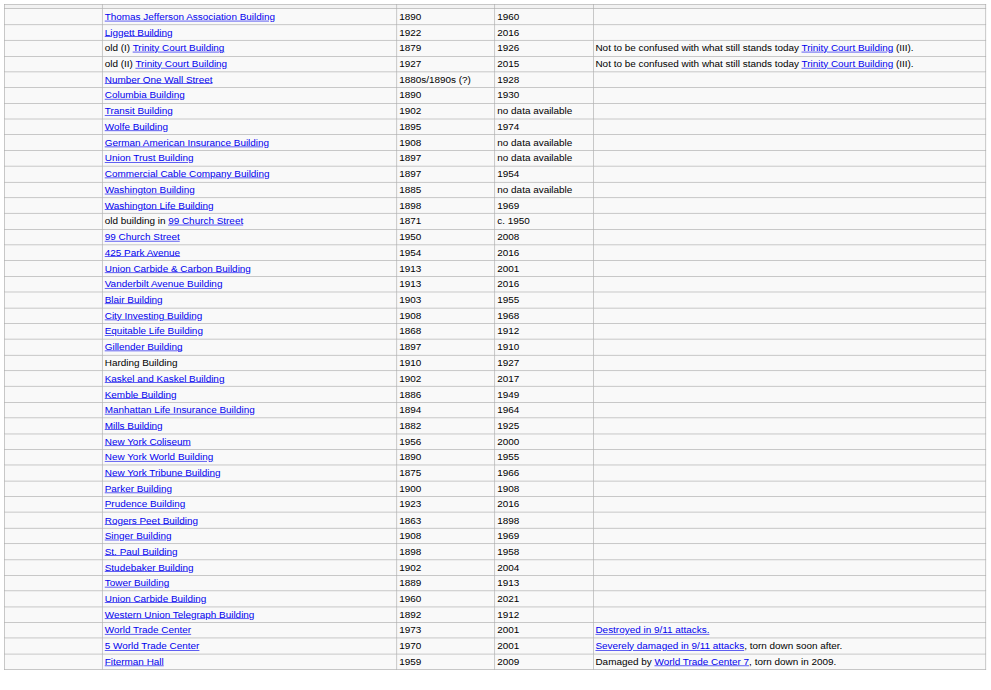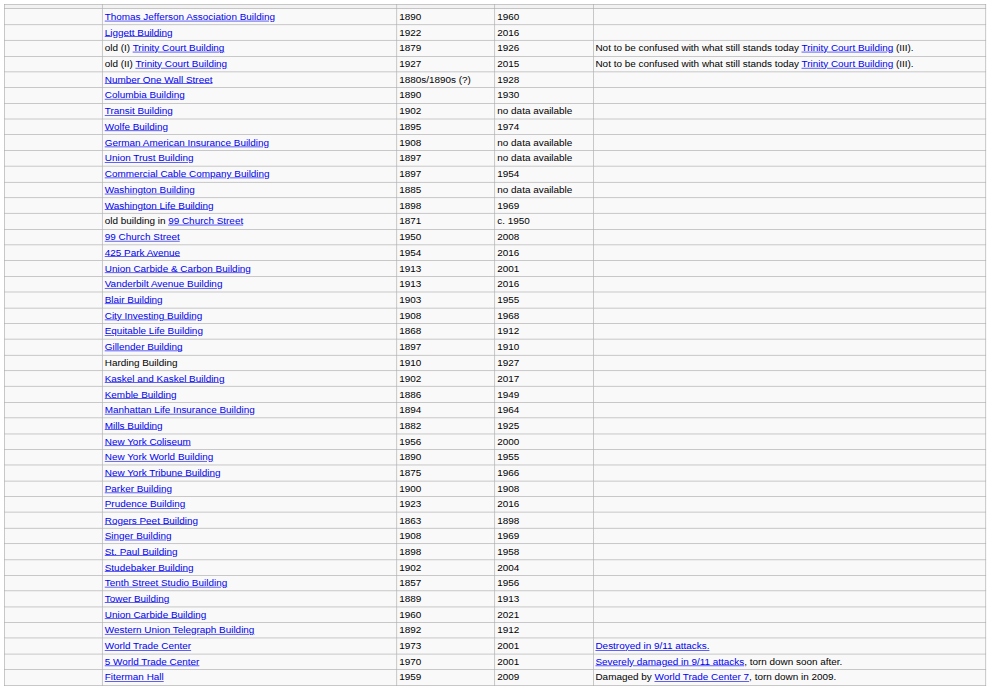+ row: (166, 583)
